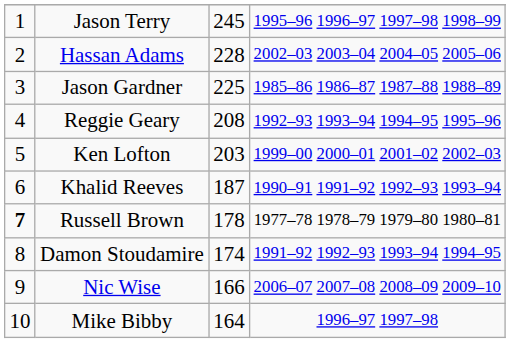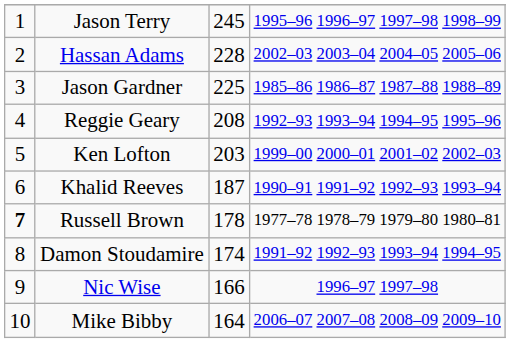(377, 287) 2006–07 2007–08 2008–09 2009–10 -> (377, 287) 1996–97 1997–98
(377, 320) 1996–97 1997–98 -> (377, 320) 2006–07 2007–08 2008–09 2009–10
